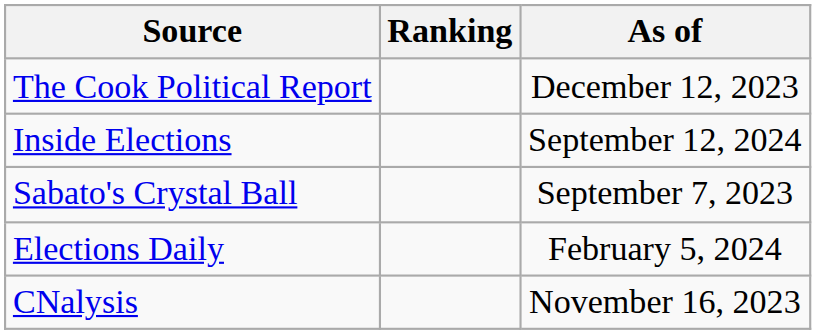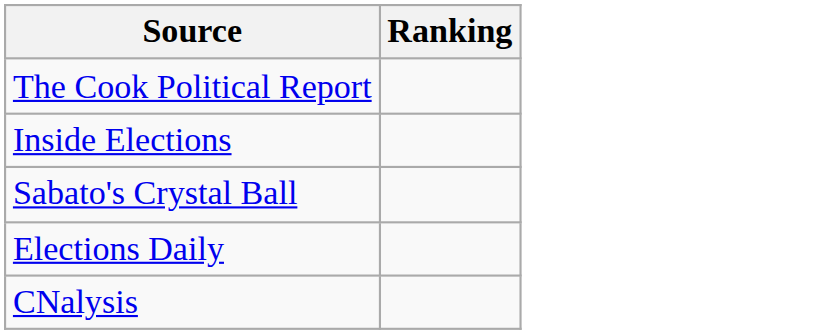- column: (665, 31)
